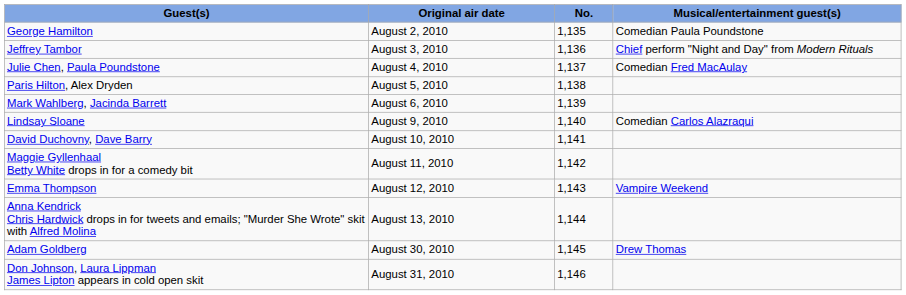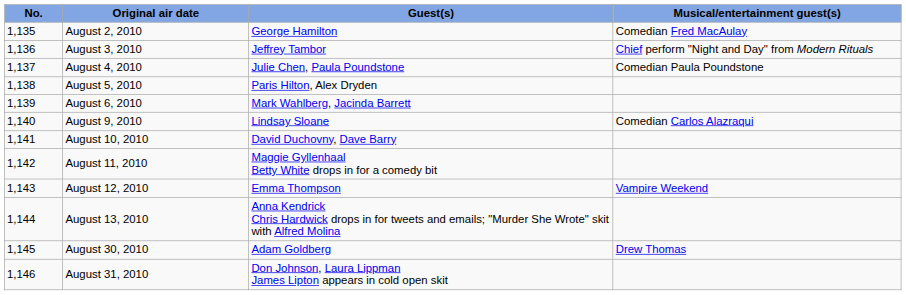columns swapped: (584, 13) <-> (187, 13)
(690, 31) Comedian Paula Poundstone -> (681, 31) Comedian Fred MacAulay
(681, 67) Comedian Fred MacAulay -> (690, 67) Comedian Paula Poundstone
